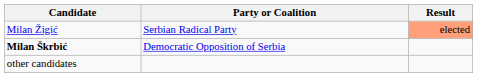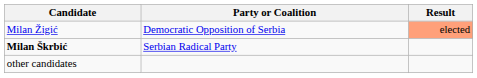(190, 30) Serbian Radical Party -> (214, 30) Democratic Opposition of Serbia
(214, 47) Democratic Opposition of Serbia -> (190, 47) Serbian Radical Party
